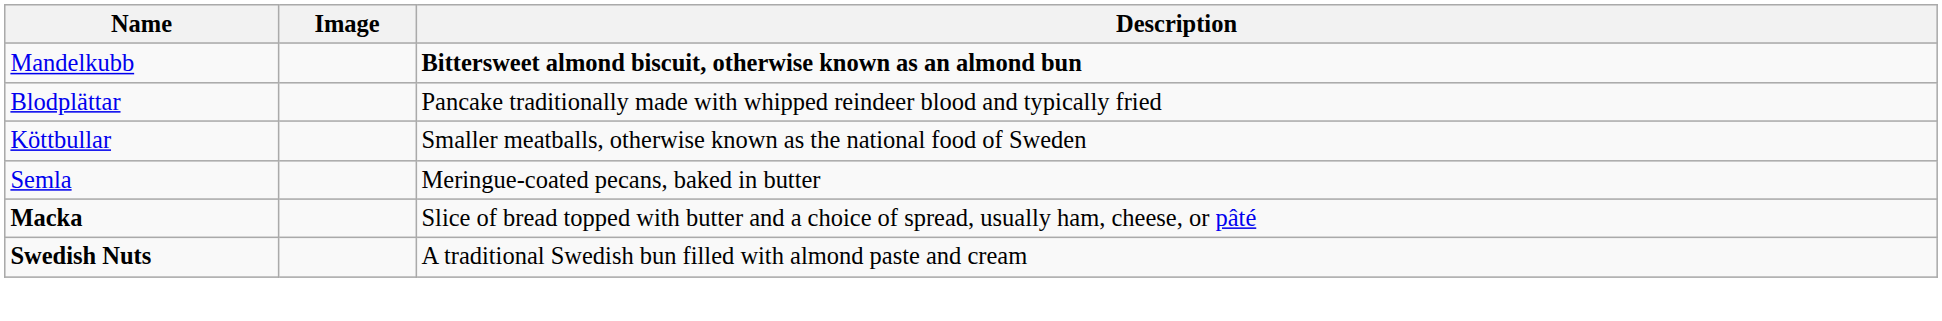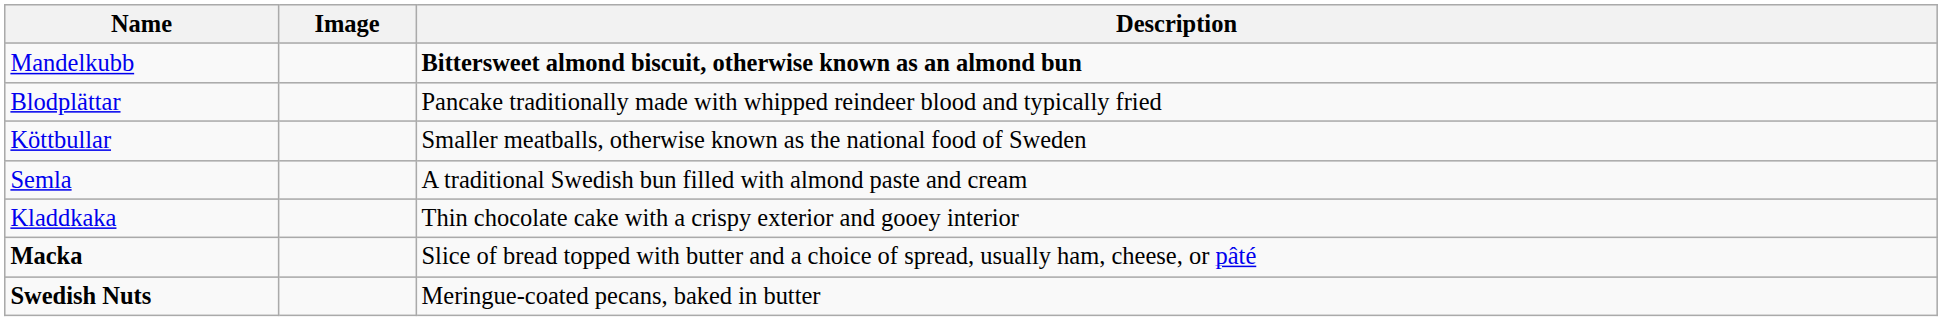(621, 179) Meringue-coated pecans, baked in butter -> (724, 179) A traditional Swedish bun filled with almond paste and cream
+ row: (63, 218)
(724, 256) A traditional Swedish bun filled with almond paste and cream -> (621, 295) Meringue-coated pecans, baked in butter
